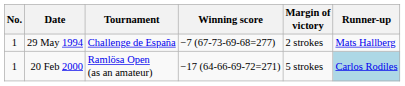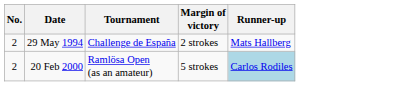- column: (231, 19)
(14, 43) 1 -> (14, 43) 2
(14, 66) 1 -> (14, 66) 2
